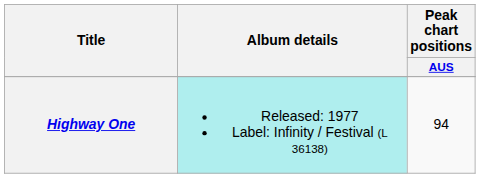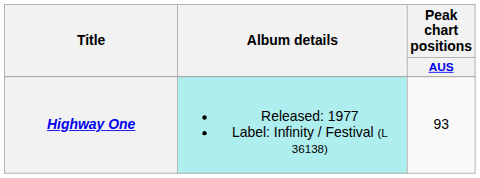(441, 124) 94 -> (441, 124) 93
